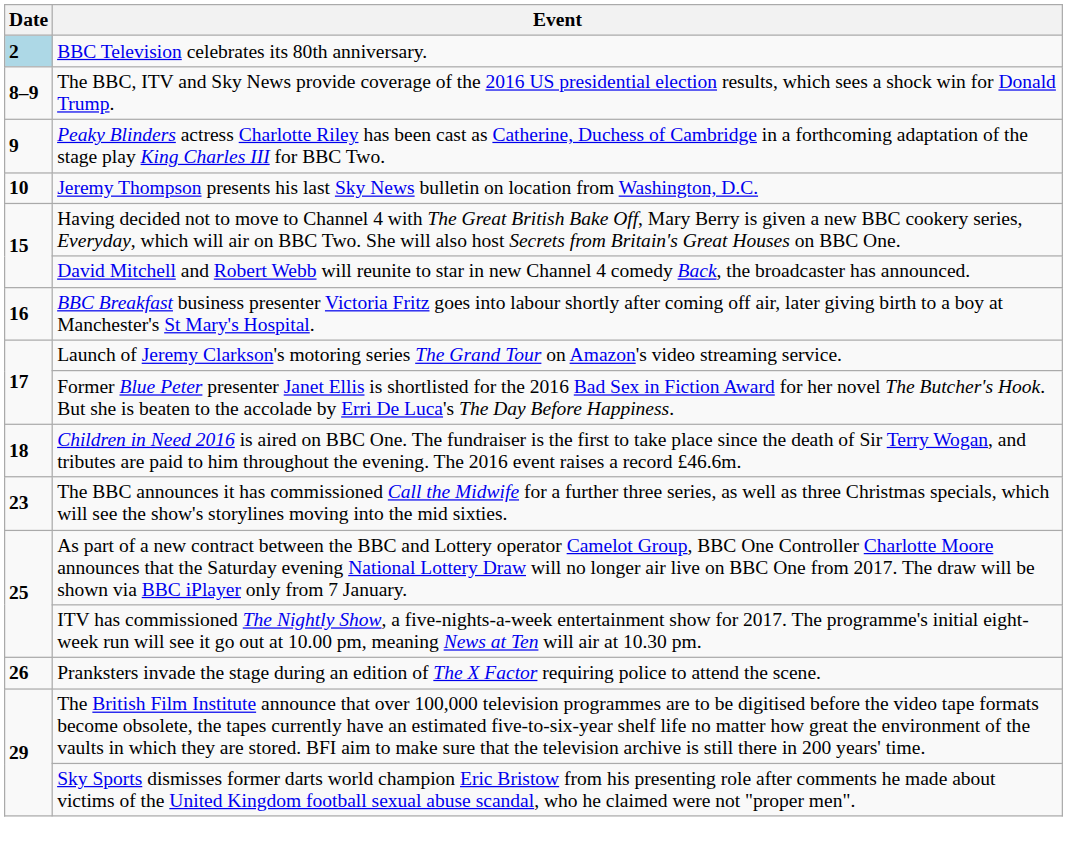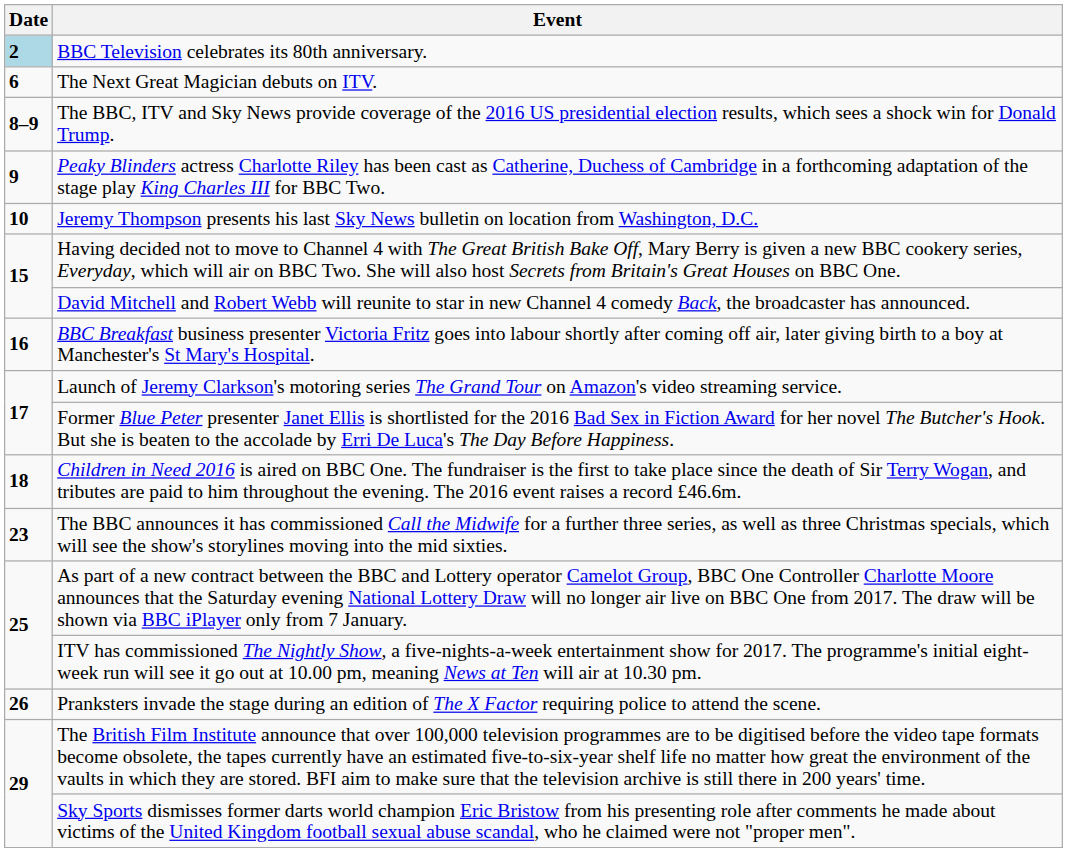+ row: (217, 81)
